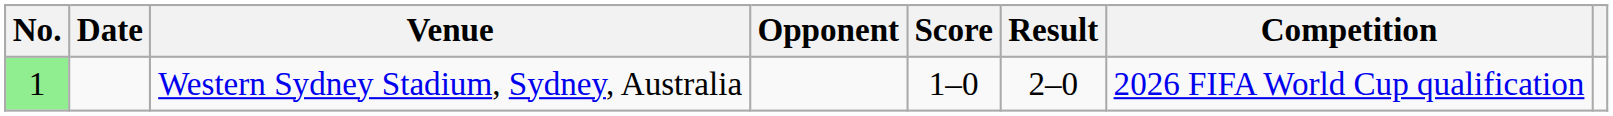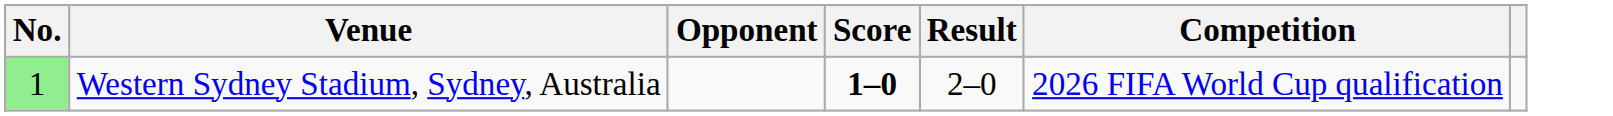- column: (110, 30)
(954, 83) normal -> (872, 83) bold
